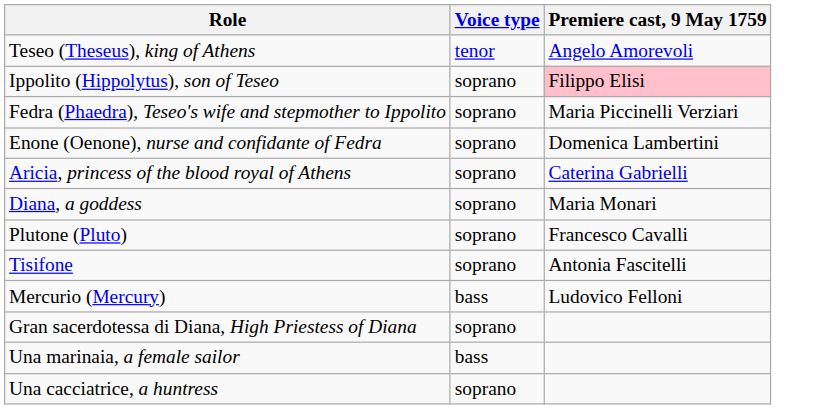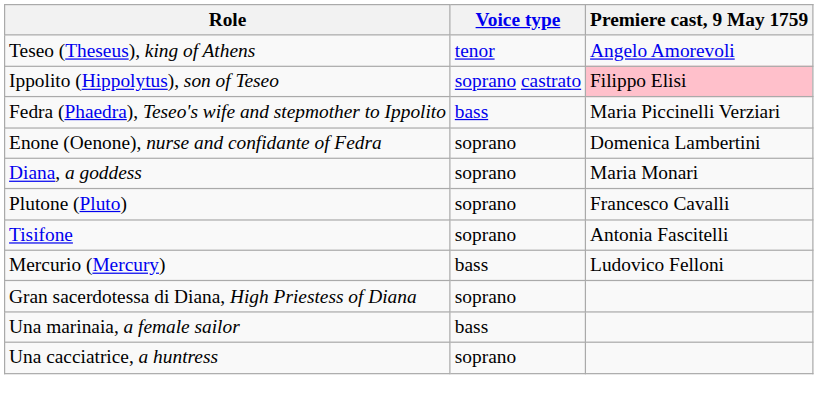(485, 81) soprano -> (518, 81) soprano castrato
(485, 111) soprano -> (471, 111) bass
- row: (180, 173)
